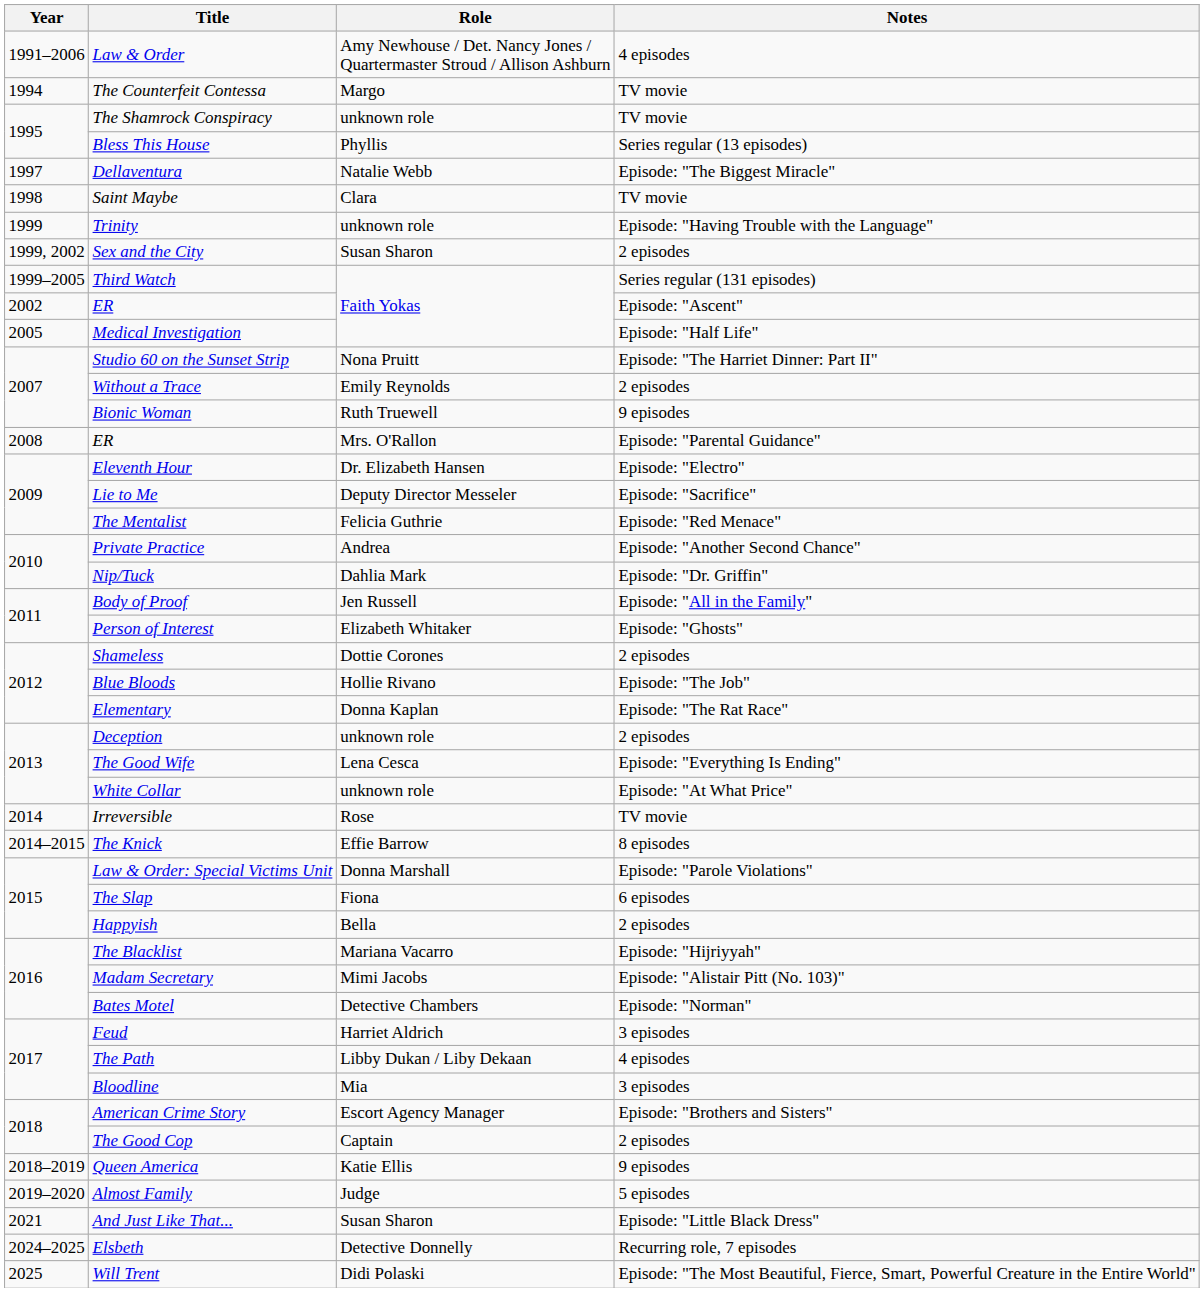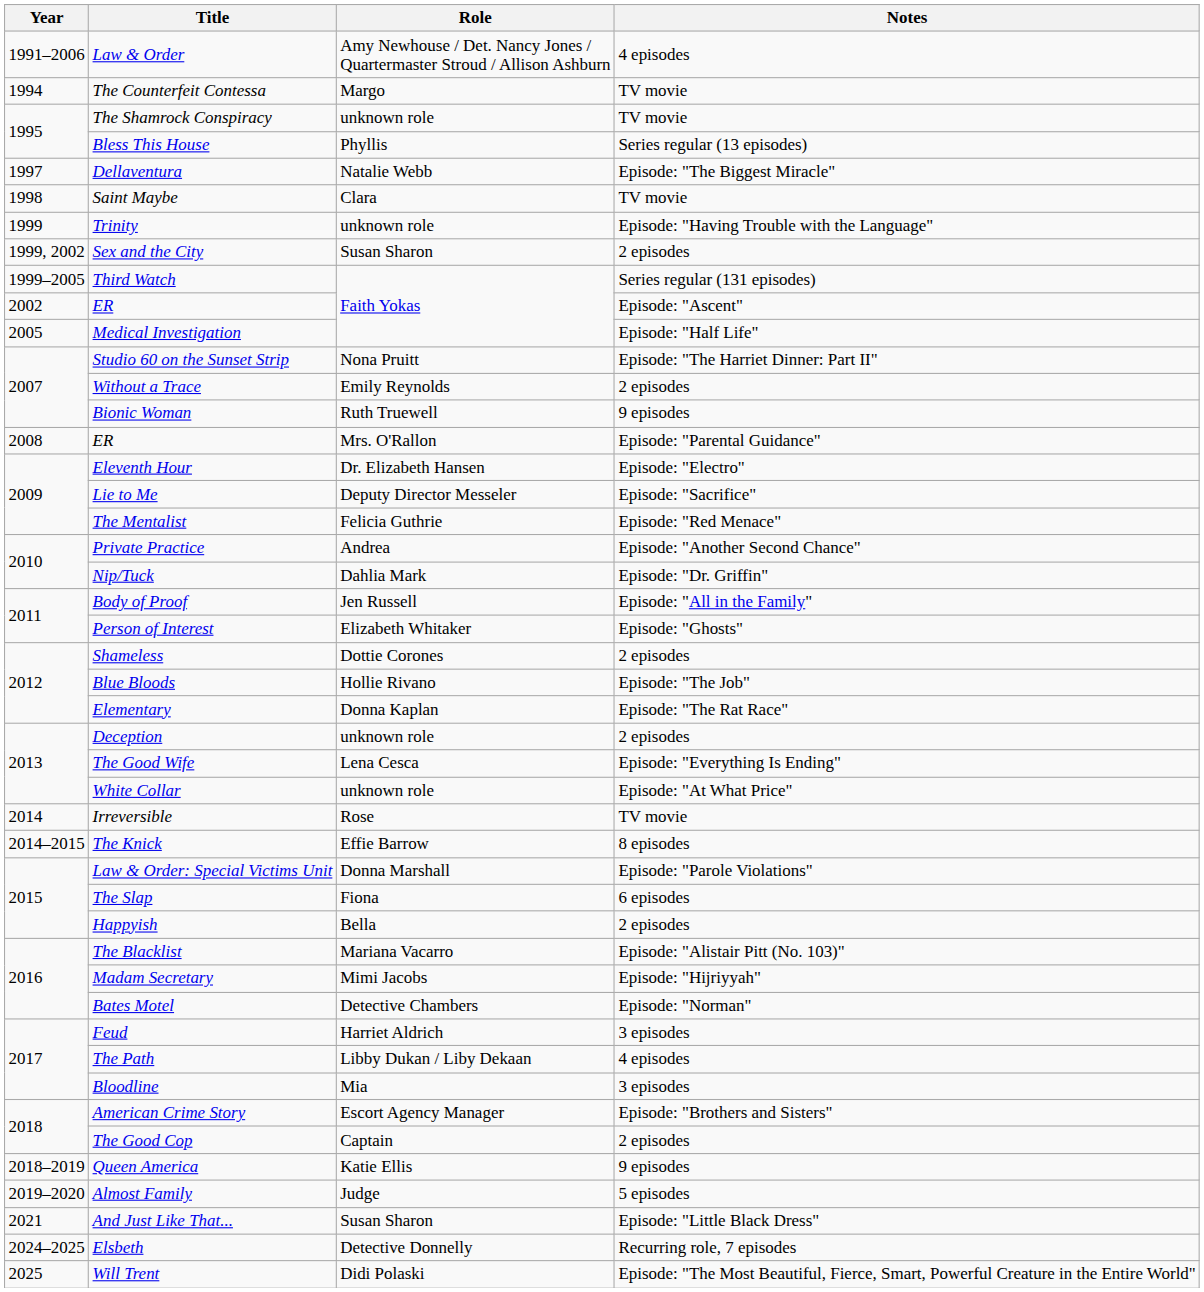(690, 951) Episode: "Hijriyyah" -> (732, 951) Episode: "Alistair Pitt (No. 103)"
(732, 978) Episode: "Alistair Pitt (No. 103)" -> (690, 978) Episode: "Hijriyyah"
